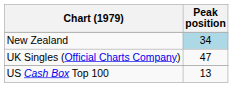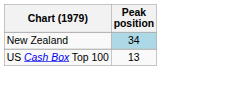- row: (94, 57)
